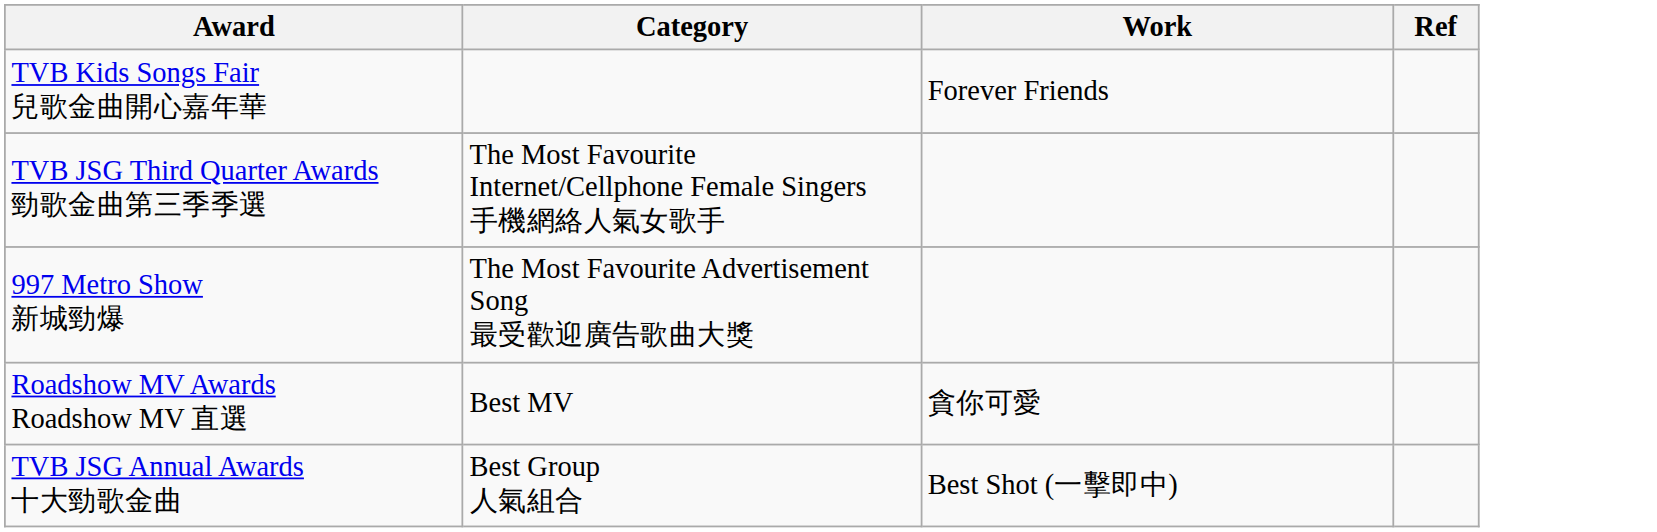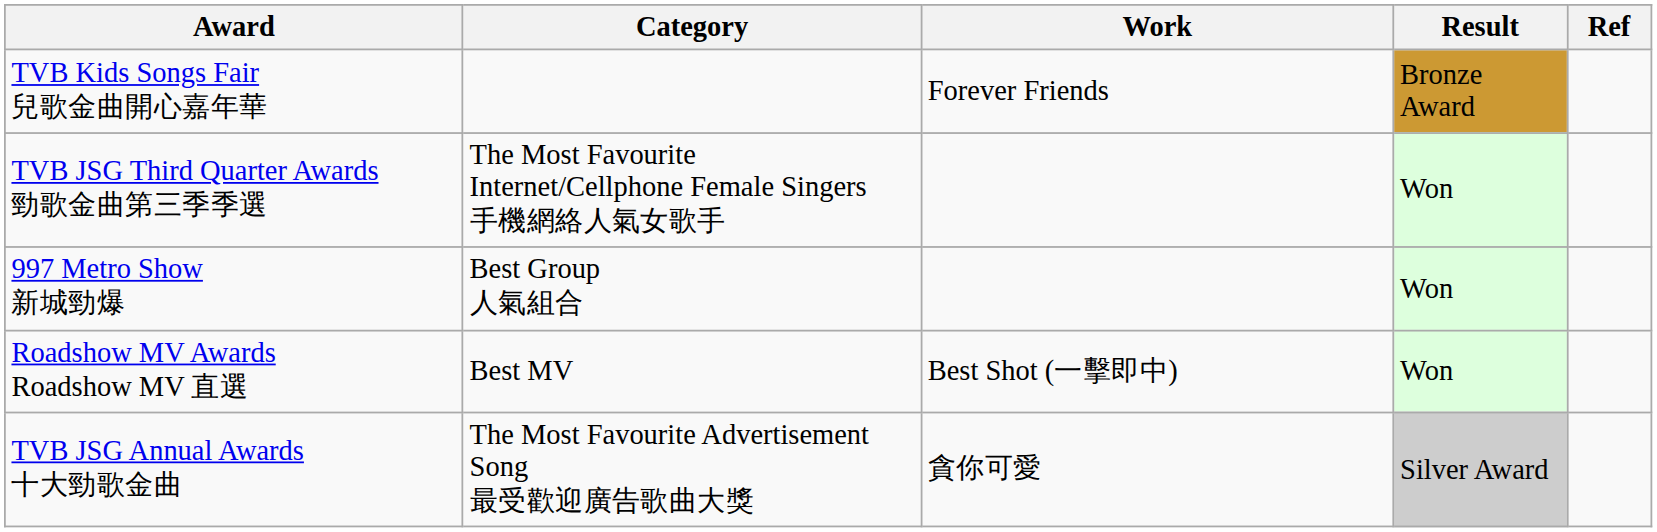+ column: (1480, 27)
(669, 302) The Most Favourite Advertisement Song 最受歡迎廣告歌曲大獎 -> (535, 286) Best Group 人氣組合
(985, 401) 貪你可愛 -> (1053, 369) Best Shot (一擊即中)
(535, 483) Best Group 人氣組合 -> (669, 467) The Most Favourite Advertisement Song 最受歡迎廣告歌曲大獎
(1053, 484) Best Shot (一擊即中) -> (985, 468) 貪你可愛
